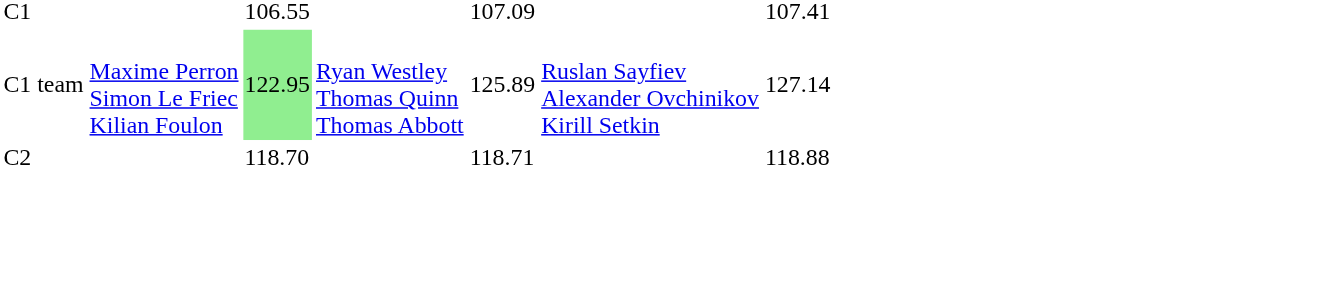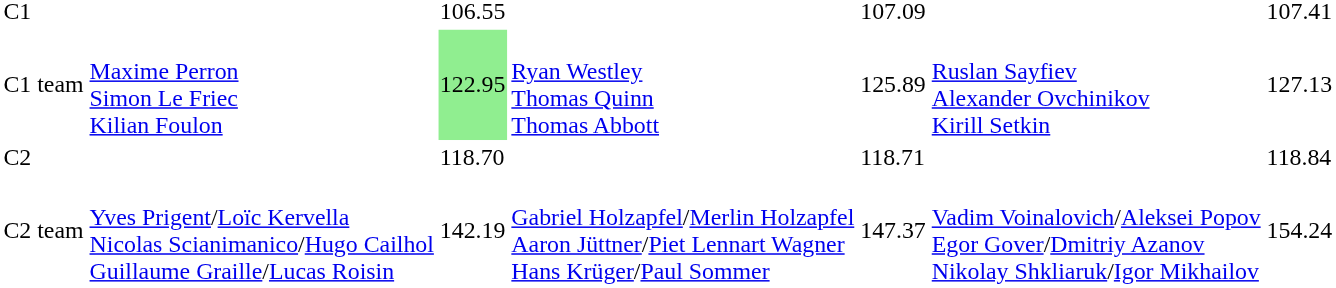(798, 84) 127.14 -> (1299, 84) 127.13
(797, 157) 118.88 -> (1299, 157) 118.84
+ row: (44, 230)
